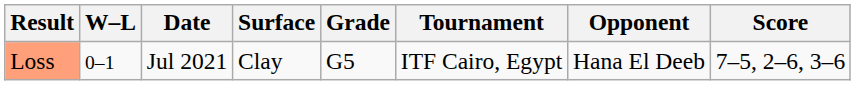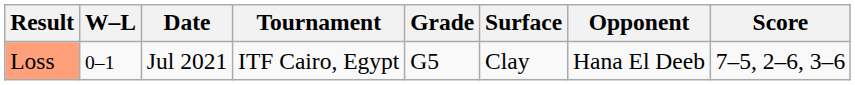columns swapped: (482, 23) <-> (277, 23)
